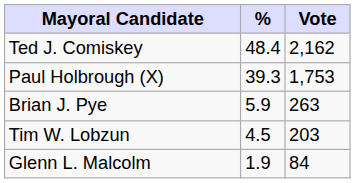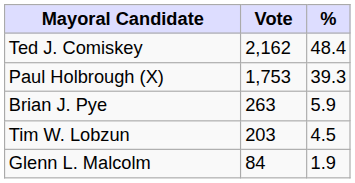columns swapped: (318, 18) <-> (263, 18)
